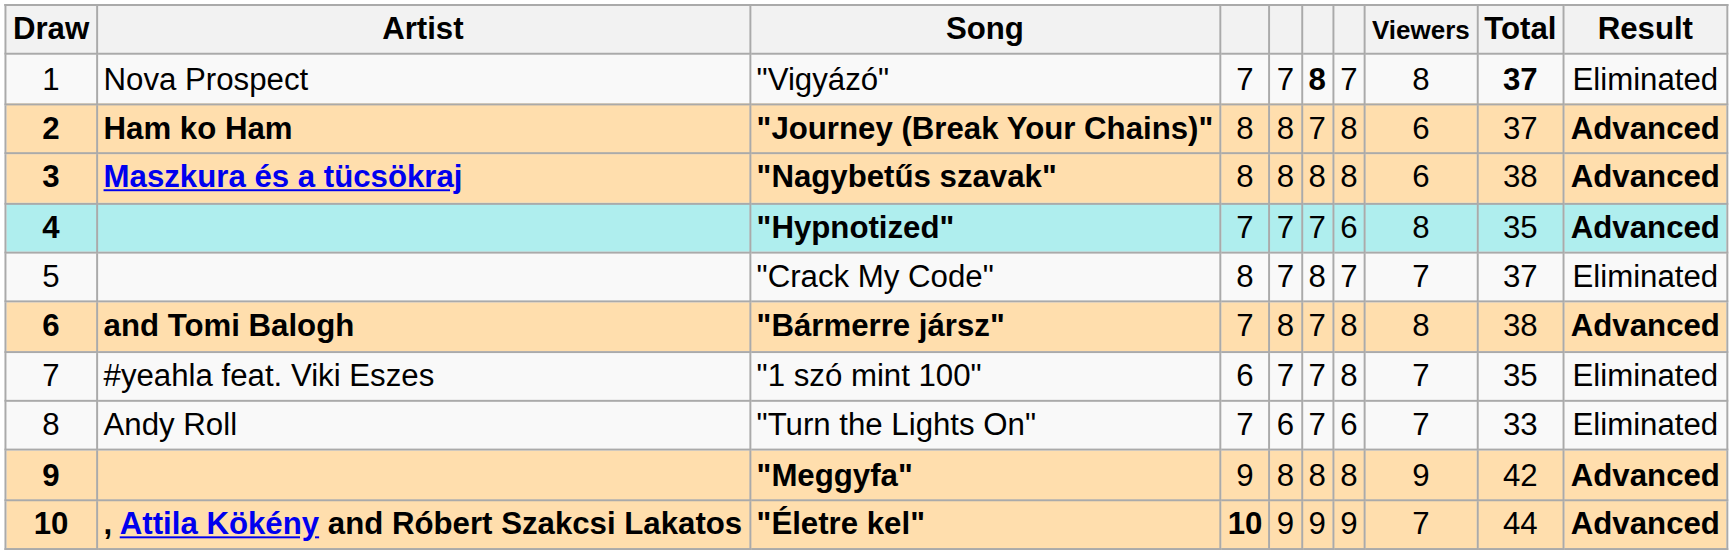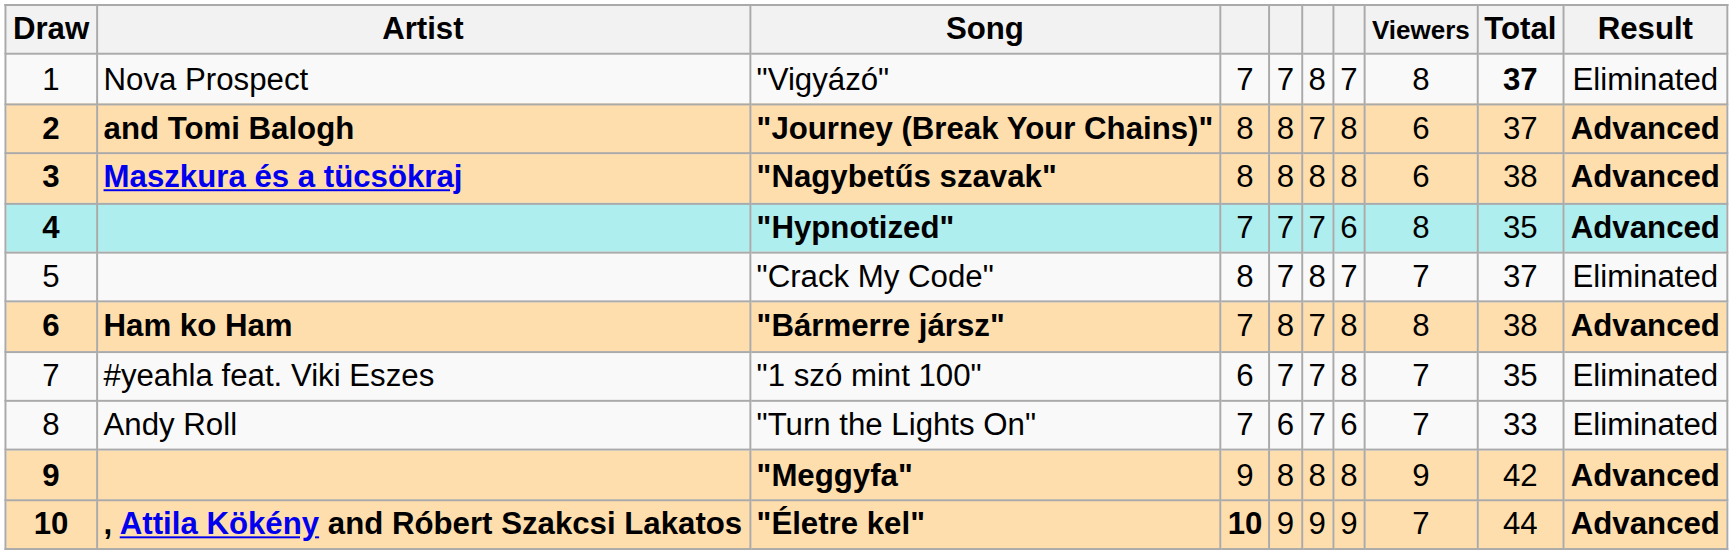(1317, 78) bold -> (1317, 78) normal
(198, 128) Ham ko Ham -> (229, 128) and Tomi Balogh
(229, 326) and Tomi Balogh -> (198, 326) Ham ko Ham
